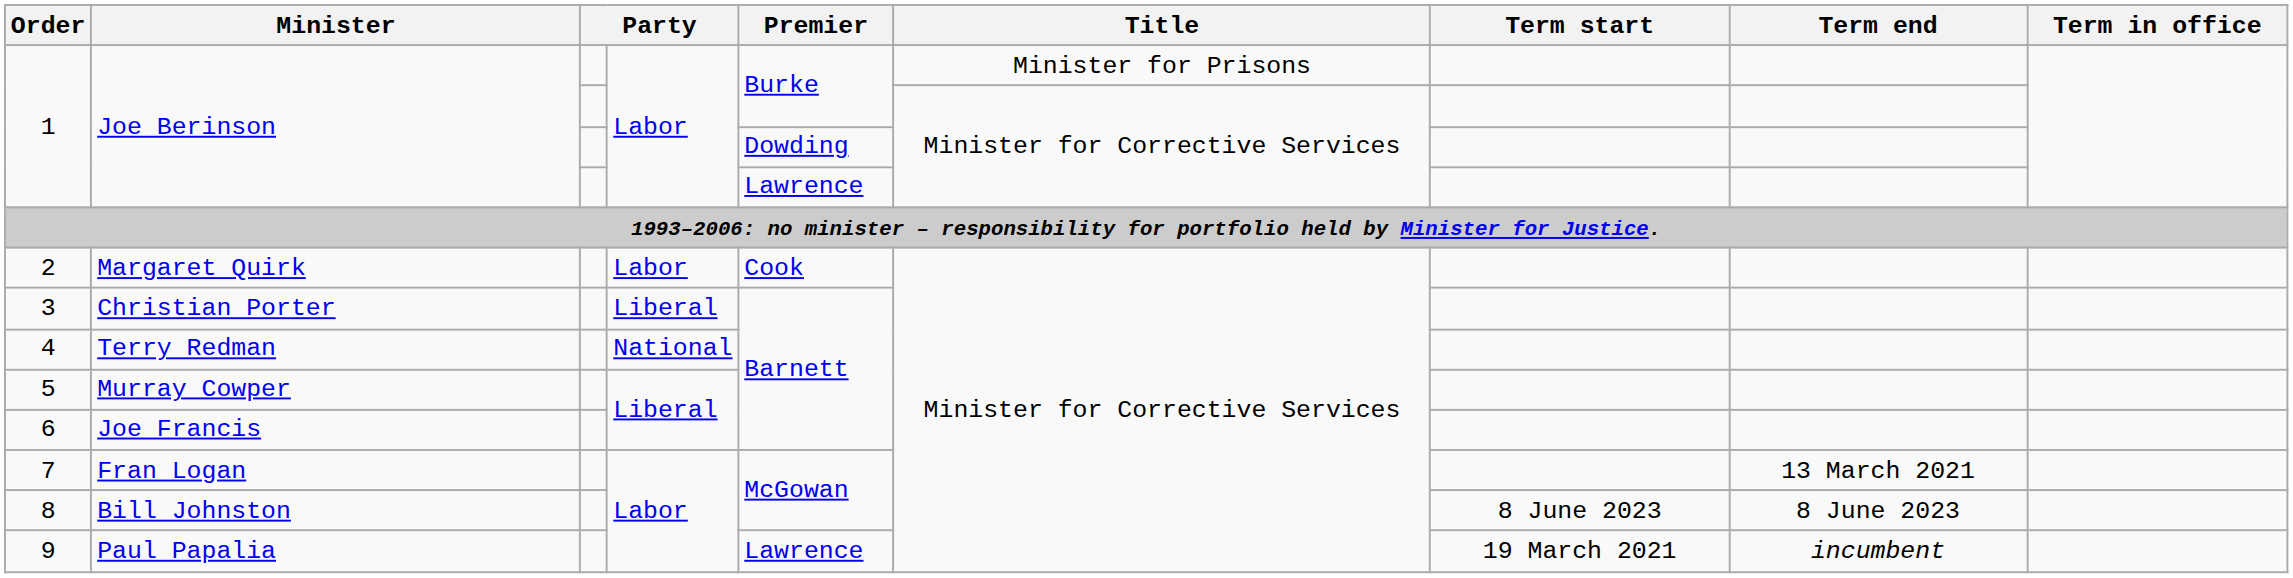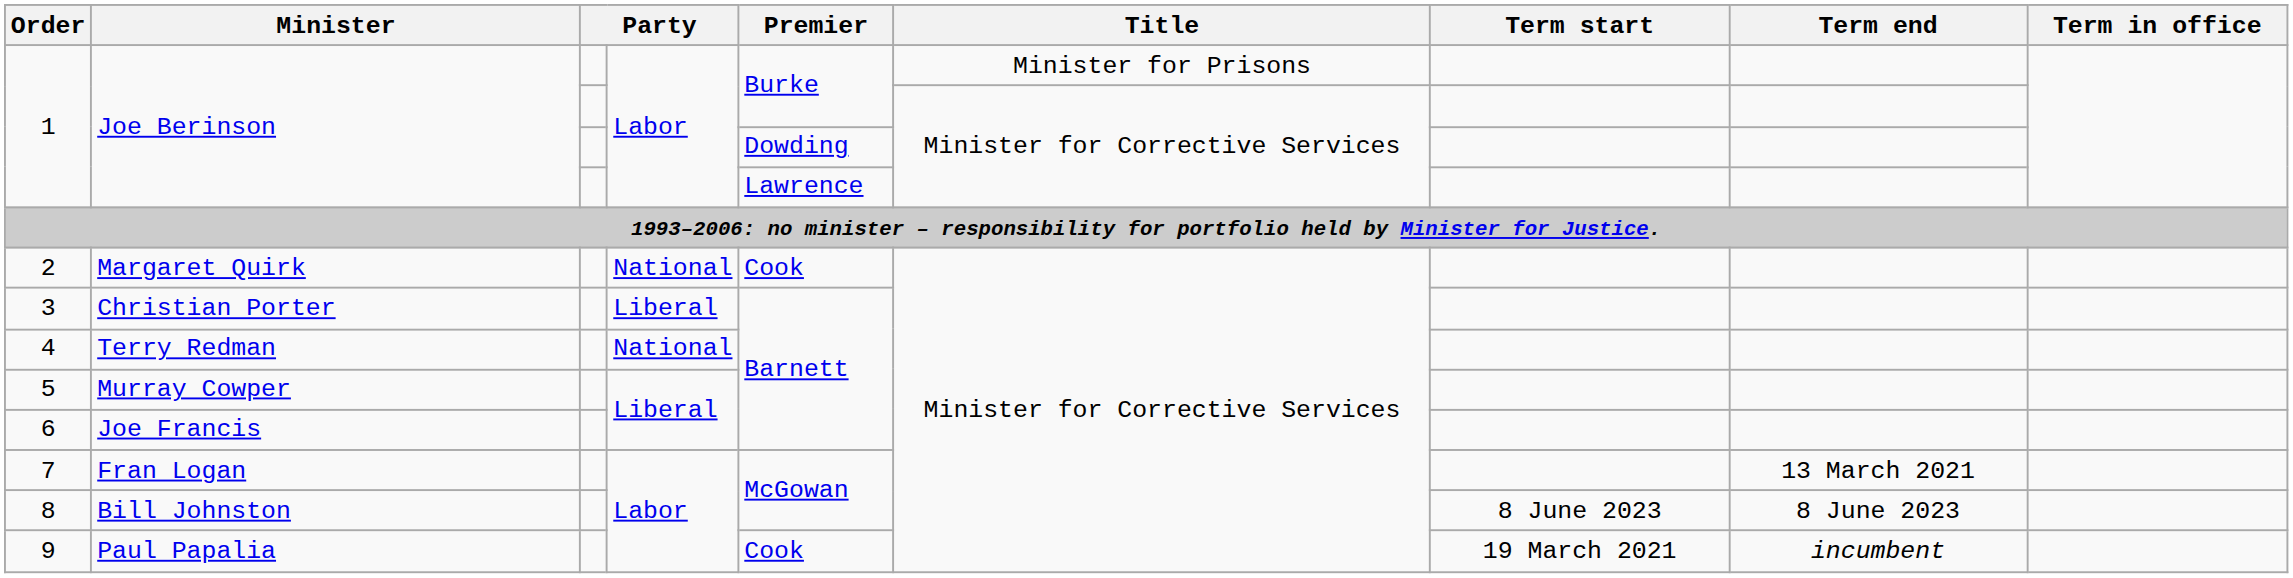(651, 268) Labor -> (673, 268) National
(804, 551) Lawrence -> (774, 551) Cook
